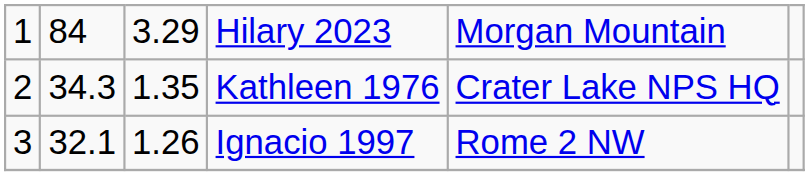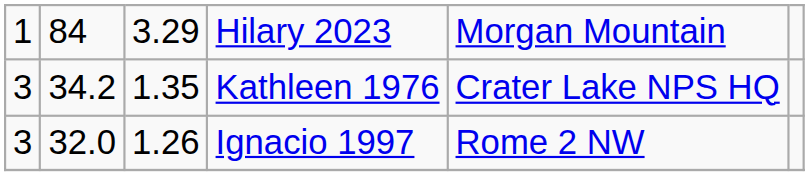(23, 87) 2 -> (23, 87) 3
(82, 87) 34.3 -> (82, 87) 34.2
(82, 142) 32.1 -> (82, 142) 32.0
